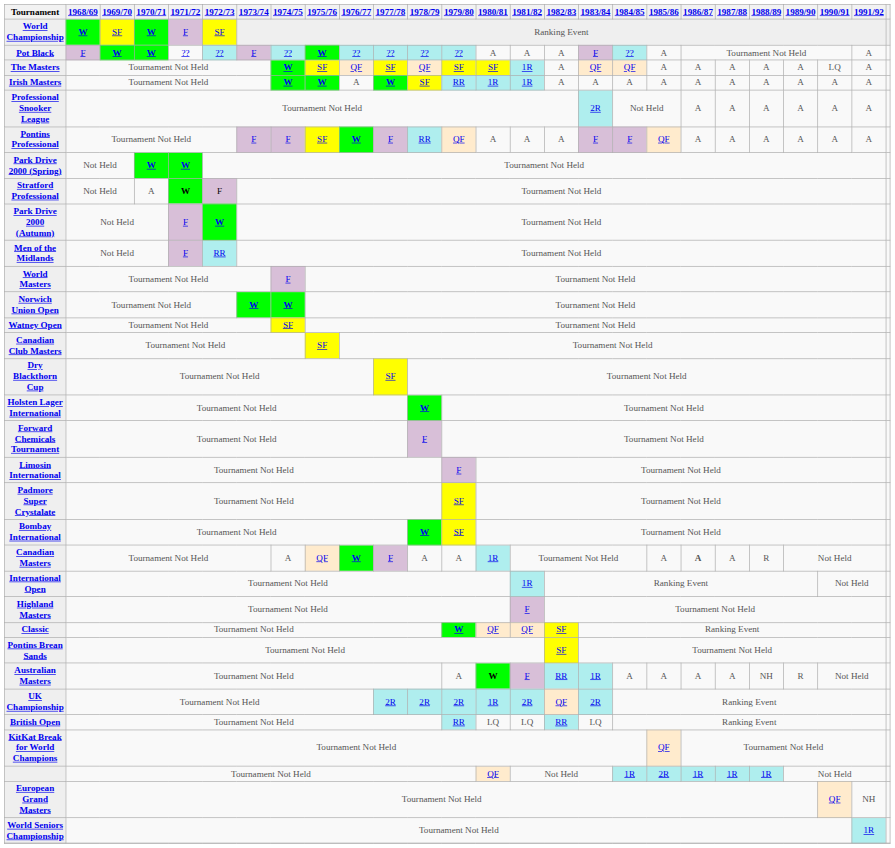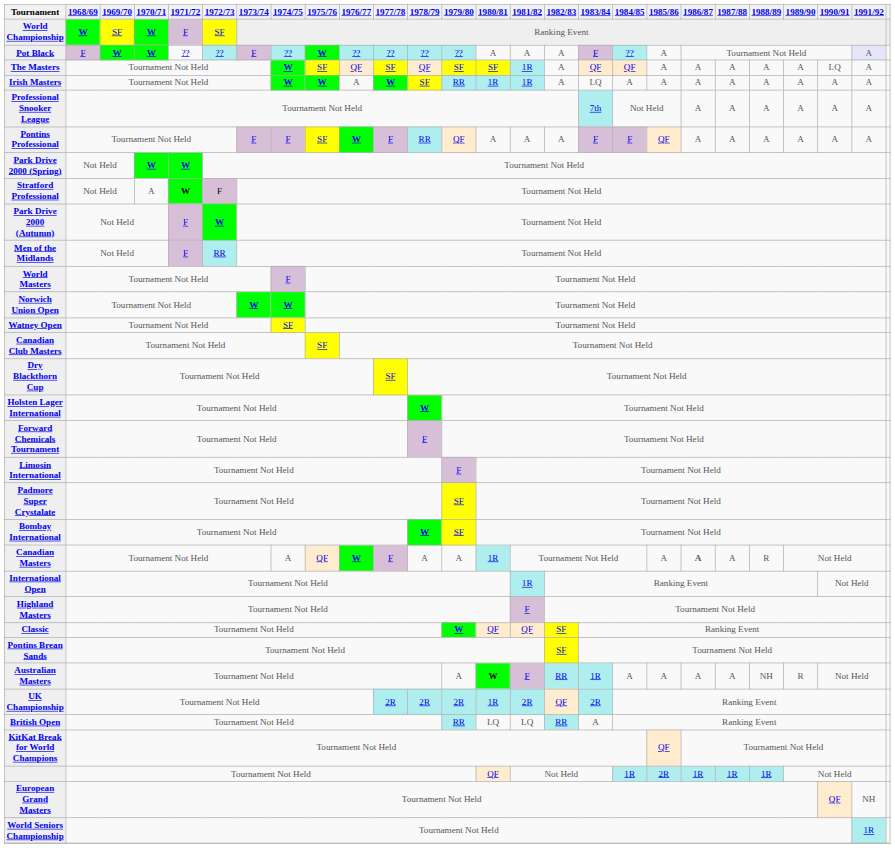(869, 52) no background -> (869, 52) lavender background
(595, 82) A -> (595, 82) LQ
(595, 108) 2R -> (595, 108) 7th
(595, 721) LQ -> (595, 721) A
